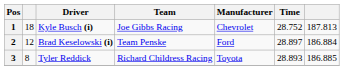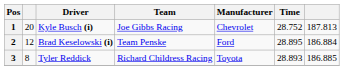(29, 27) 18 -> (29, 27) 20
(290, 42) 28.897 -> (290, 42) 28.895
